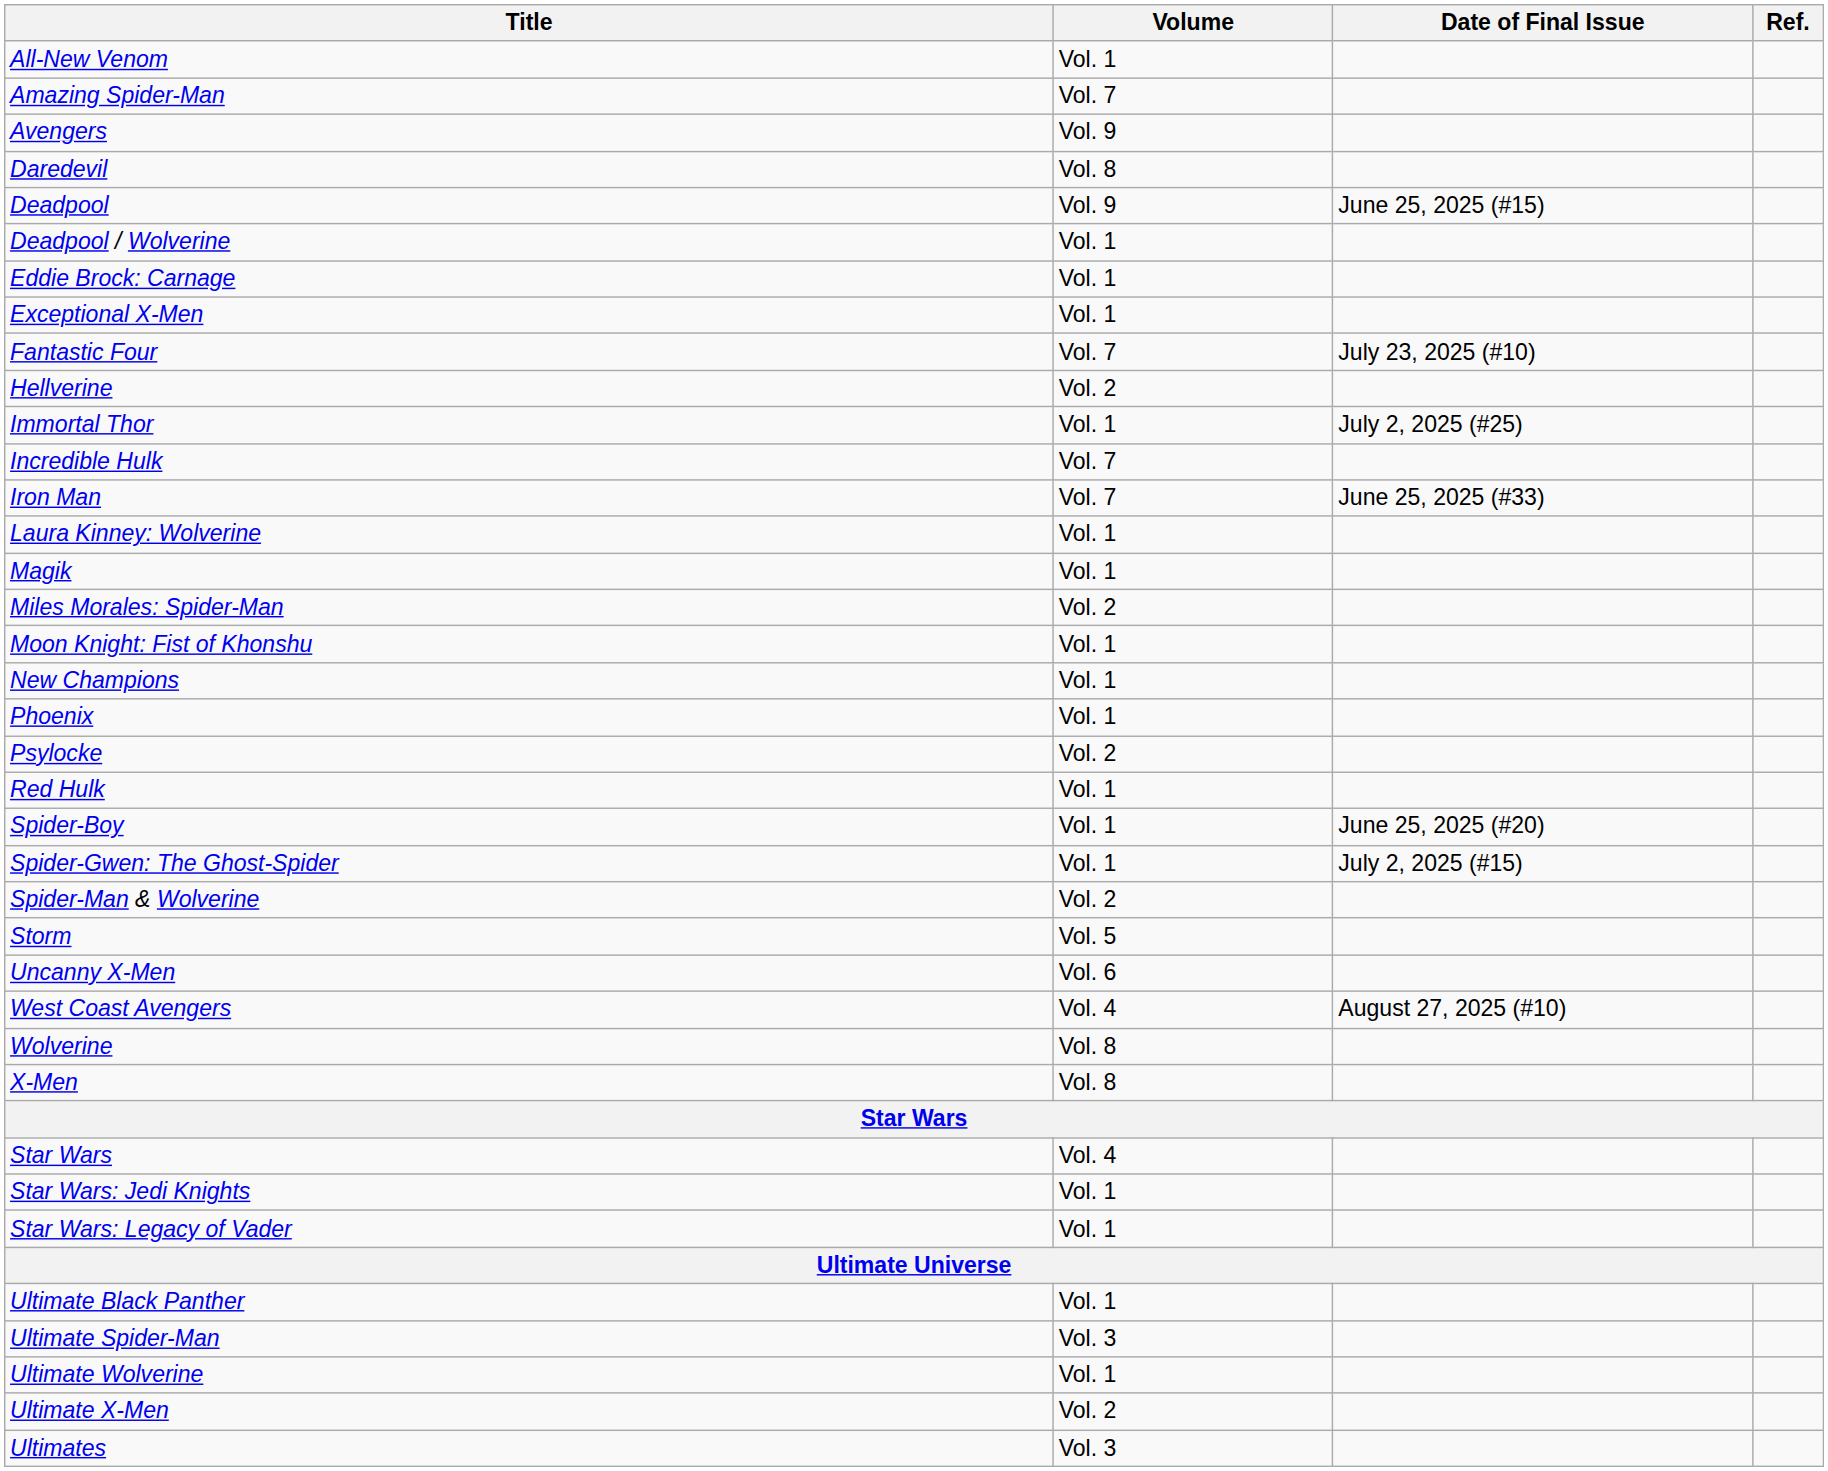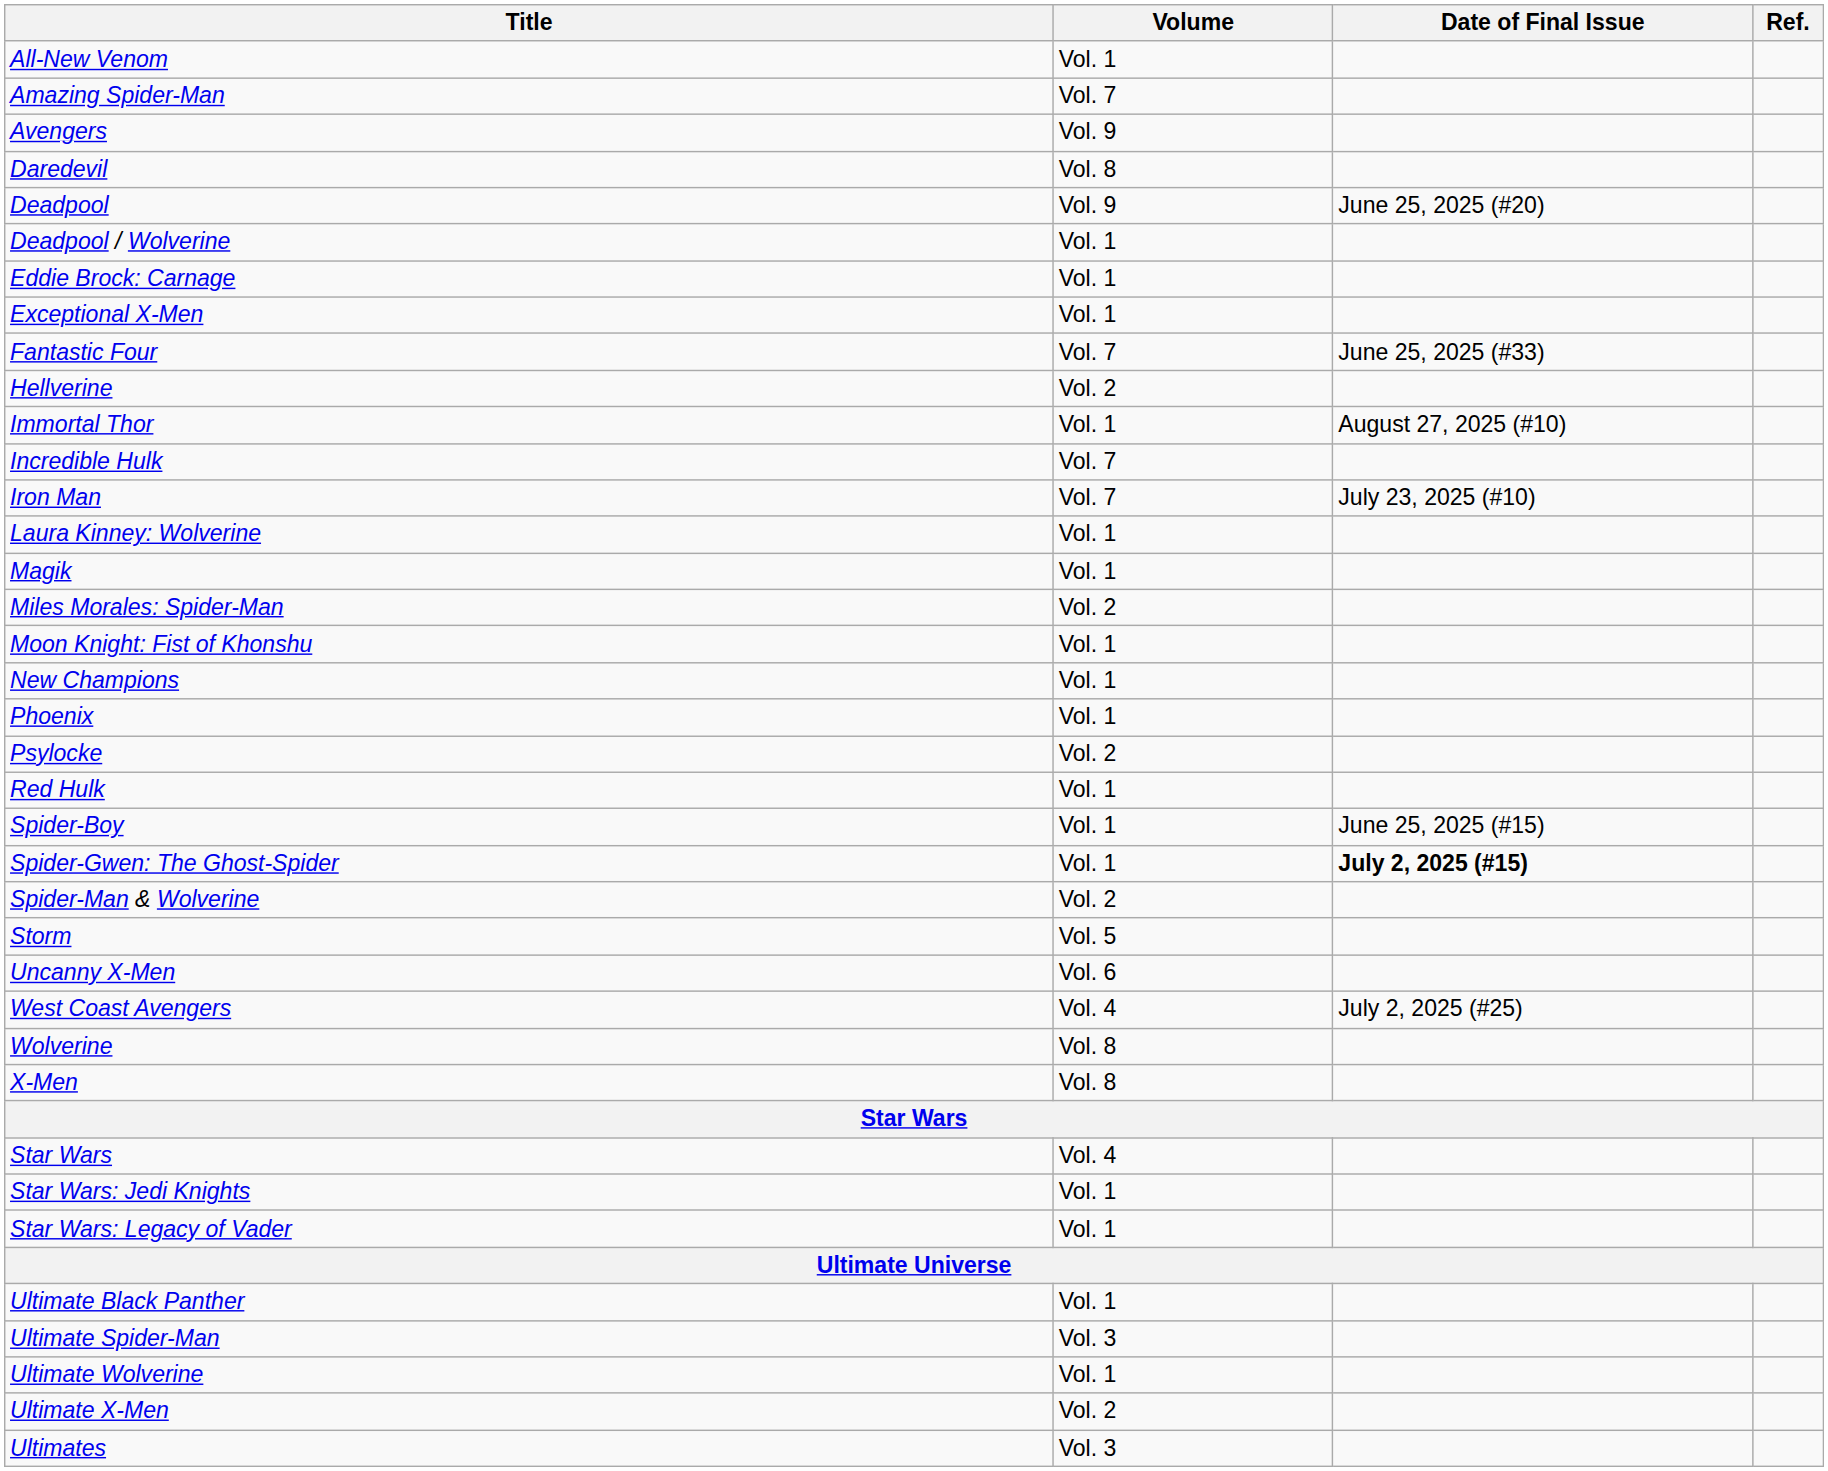(1441, 205) June 25, 2025 (#15) -> (1441, 205) June 25, 2025 (#20)
(1437, 351) July 23, 2025 (#10) -> (1441, 351) June 25, 2025 (#33)
(1431, 424) July 2, 2025 (#25) -> (1452, 424) August 27, 2025 (#10)
(1441, 497) June 25, 2025 (#33) -> (1437, 497) July 23, 2025 (#10)
(1441, 826) June 25, 2025 (#20) -> (1441, 826) June 25, 2025 (#15)
(1431, 863) normal -> (1433, 863) bold
(1452, 1009) August 27, 2025 (#10) -> (1431, 1009) July 2, 2025 (#25)
